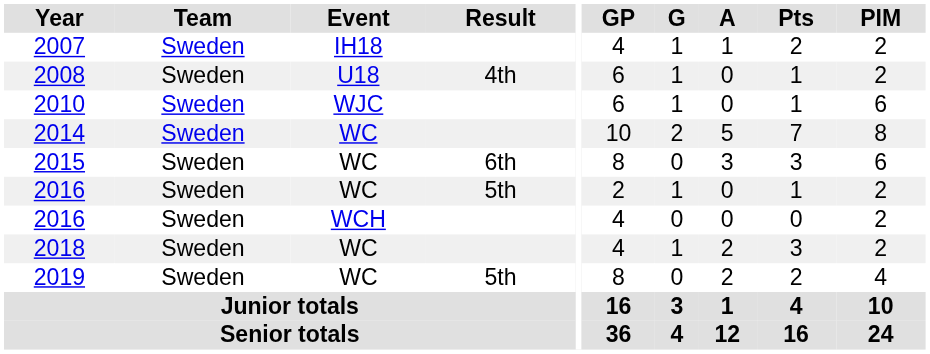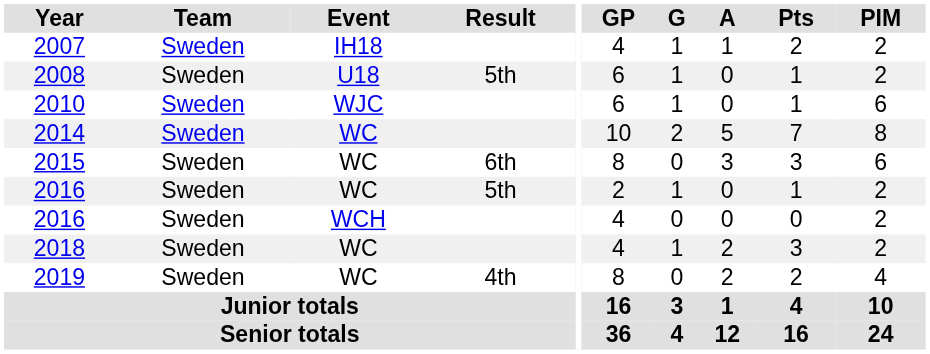(501, 75) 4th -> (501, 75) 5th
(501, 277) 5th -> (501, 277) 4th
